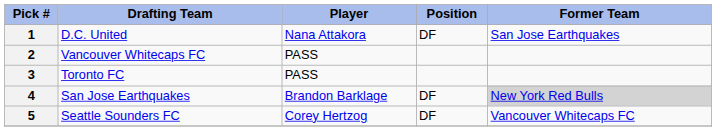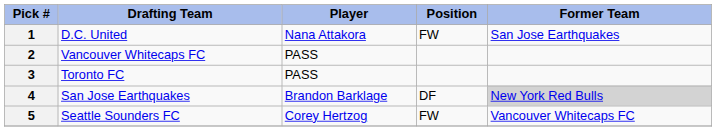(428, 34) DF -> (429, 34) FW
(428, 116) DF -> (429, 116) FW
